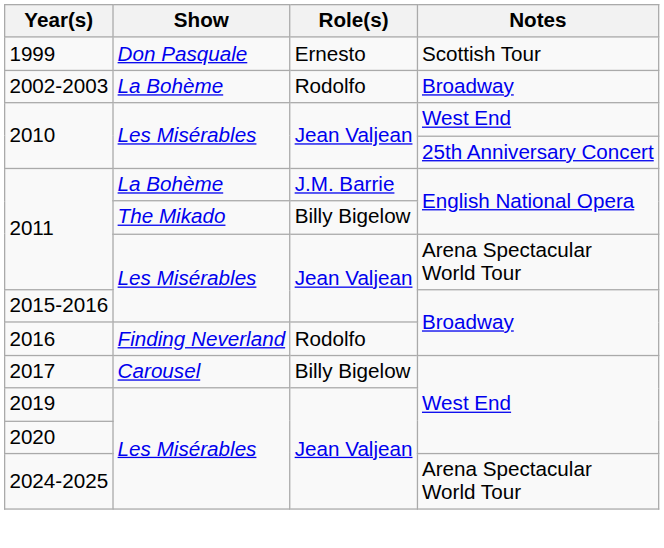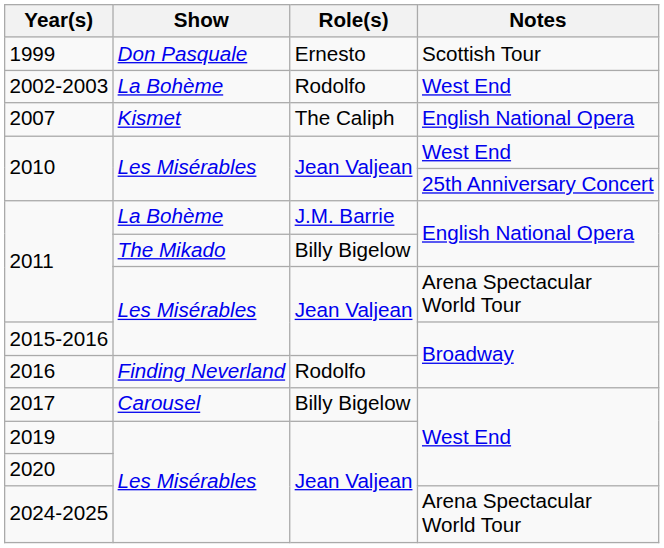(468, 86) Broadway -> (467, 86) West End
+ row: (32, 119)
